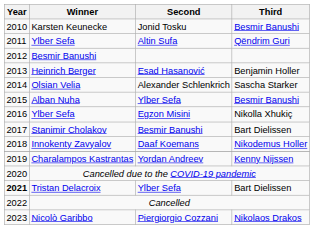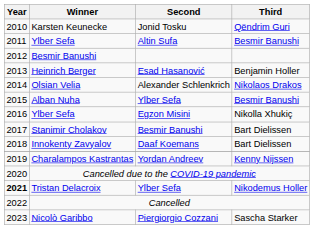(267, 27) Besmir Banushi -> (262, 27) Qëndrim Guri
(262, 41) Qëndrim Guri -> (267, 41) Besmir Banushi
(266, 85) Sascha Starker -> (268, 85) Nikolaos Drakos
(271, 144) Nikodemus Holler -> (263, 144) Bart Dielissen
(263, 188) Bart Dielissen -> (271, 188) Nikodemus Holler
(268, 217) Nikolaos Drakos -> (266, 217) Sascha Starker
